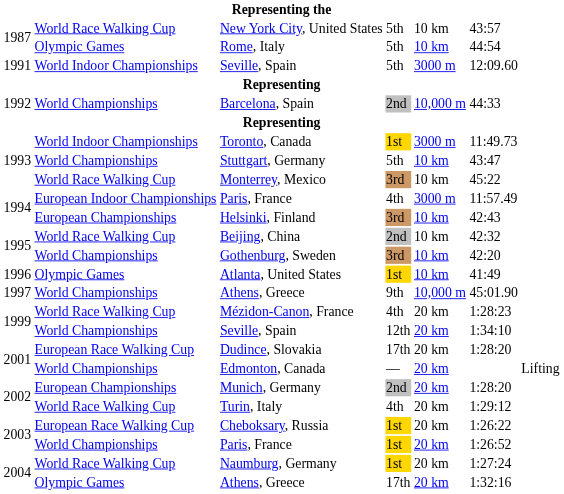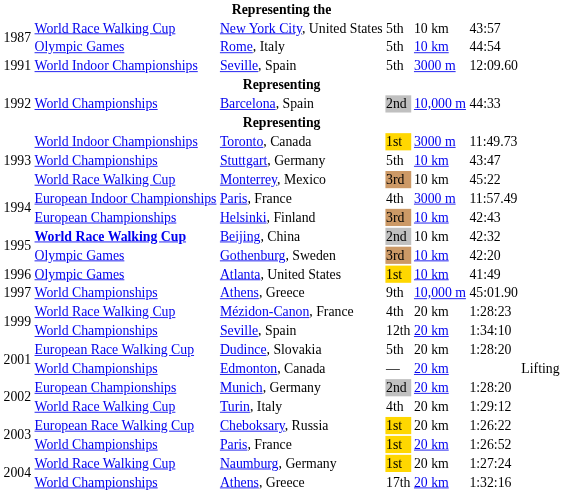(105, 236) normal -> (110, 236) bold
(96, 255) World Championships -> (79, 255) Olympic Games
(398, 349) 17th -> (395, 349) 5th
(79, 482) Olympic Games -> (96, 482) World Championships
